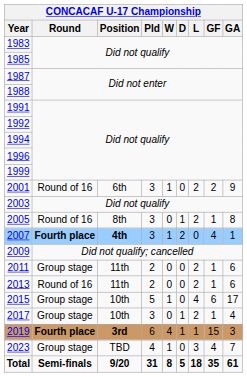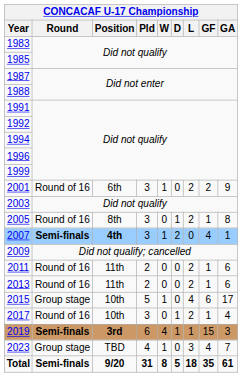(65, 236) Fourth place -> (62, 236) Semi-finals
(65, 268) Group stage -> (62, 268) Round of 16
(65, 316) Group stage -> (62, 316) Round of 16
(65, 332) Fourth place -> (62, 332) Semi-finals
